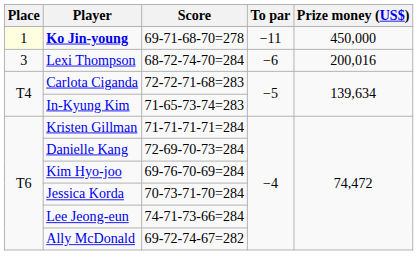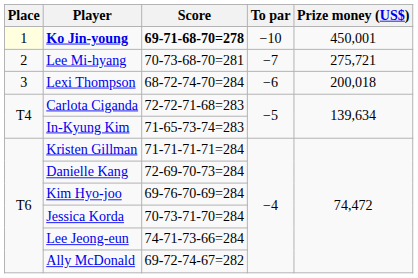(194, 37) normal -> (194, 37) bold
(270, 37) −11 -> (271, 37) −10
(353, 37) 450,000 -> (353, 37) 450,001
+ row: (86, 60)
(353, 60) 200,016 -> (353, 82) 200,018
